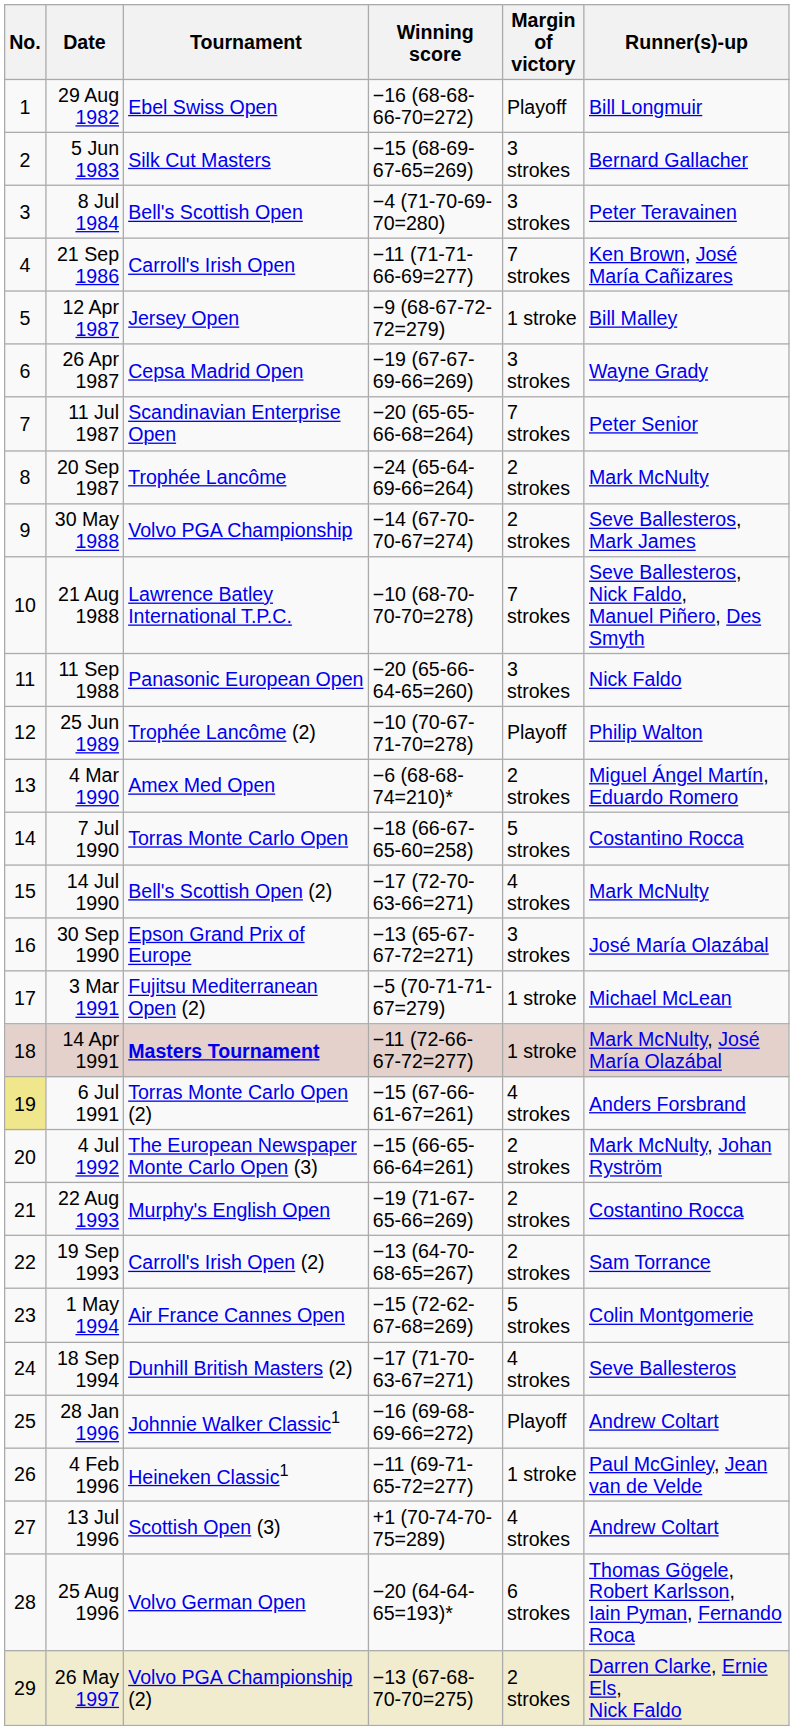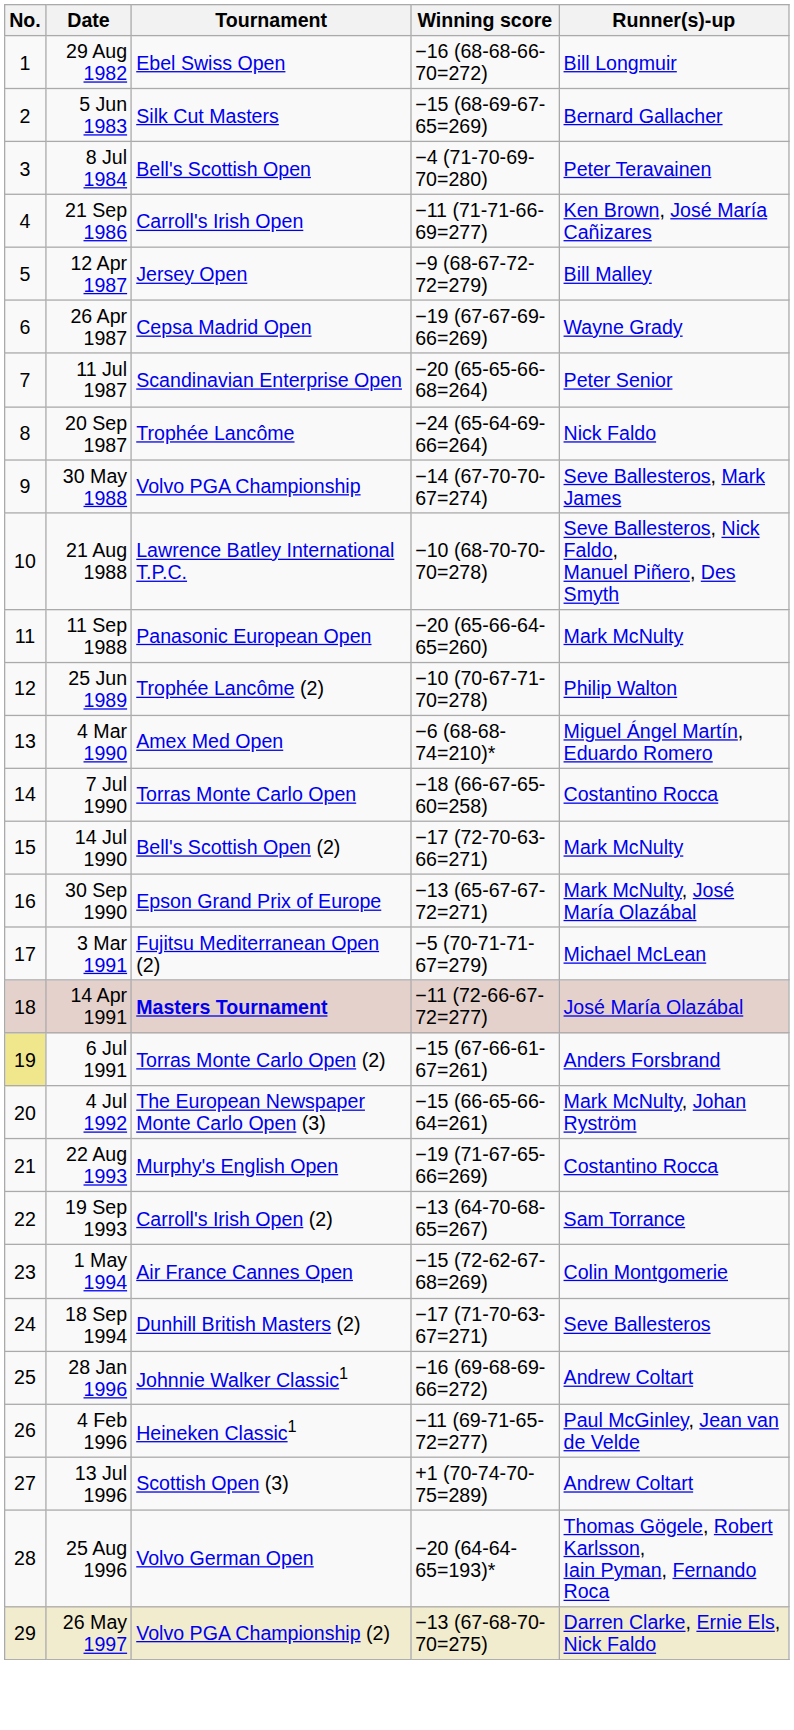- column: (543, 42)
(649, 477) Mark McNulty -> (610, 433) Nick Faldo
(635, 680) Nick Faldo -> (623, 636) Mark McNulty
(679, 945) José María Olazábal -> (649, 901) Mark McNulty, José María Olazábal
(674, 1051) Mark McNulty, José María Olazábal -> (653, 1007) José María Olazábal
